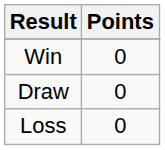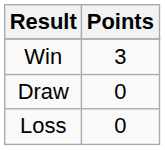(120, 56) 0 -> (120, 56) 3
